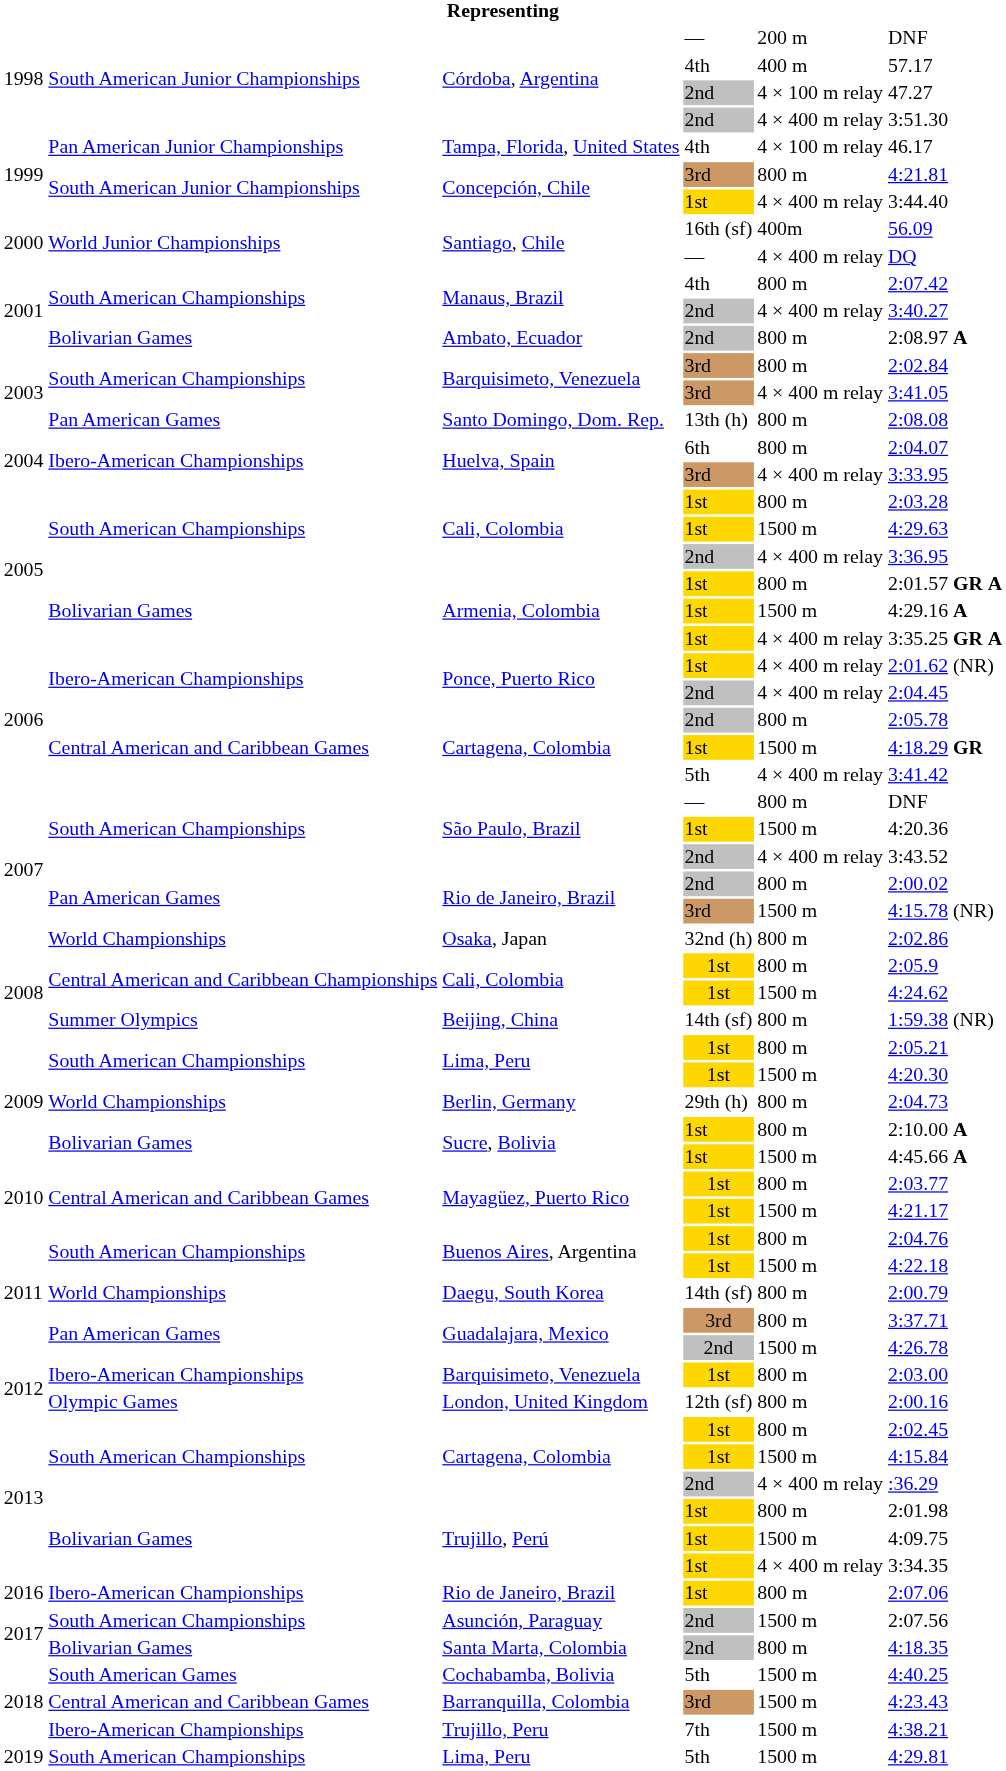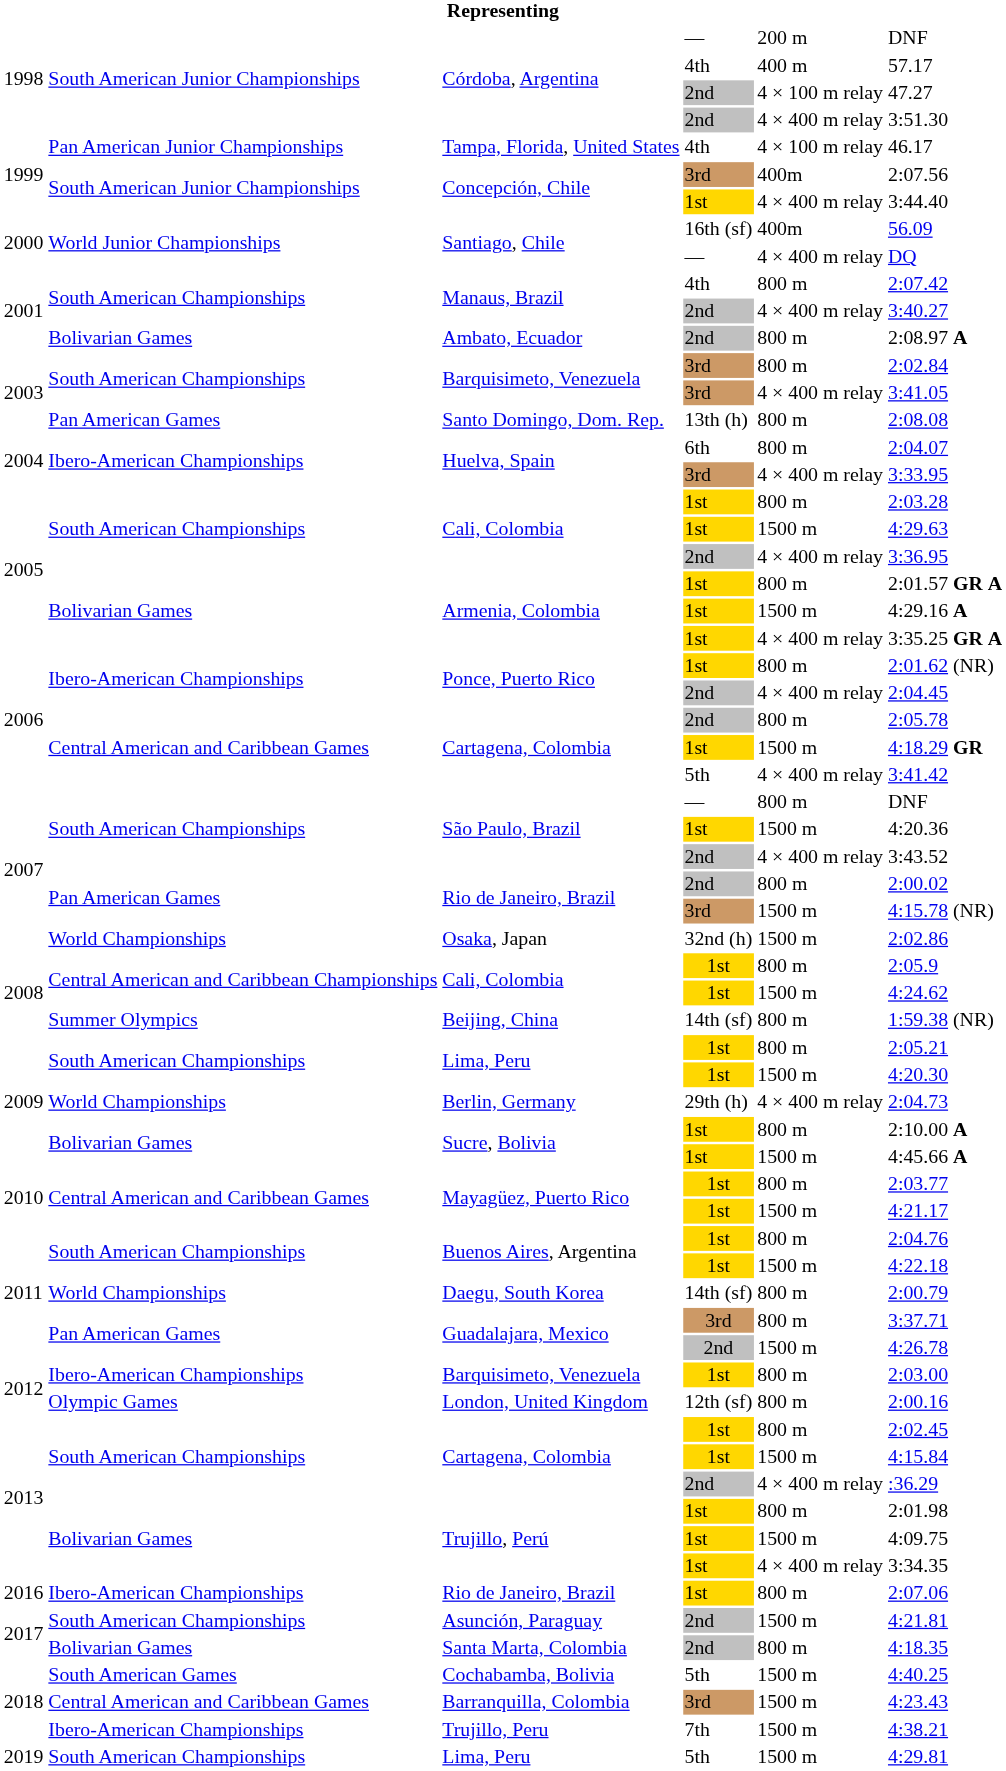(782, 174) 800 m -> (780, 174) 400m
(918, 174) 4:21.81 -> (918, 174) 2:07.56
(820, 665) 4 × 400 m relay -> (782, 665) 800 m
(782, 938) 800 m -> (787, 938) 1500 m
(782, 1101) 800 m -> (820, 1101) 4 × 400 m relay
(918, 1620) 2:07.56 -> (918, 1620) 4:21.81
